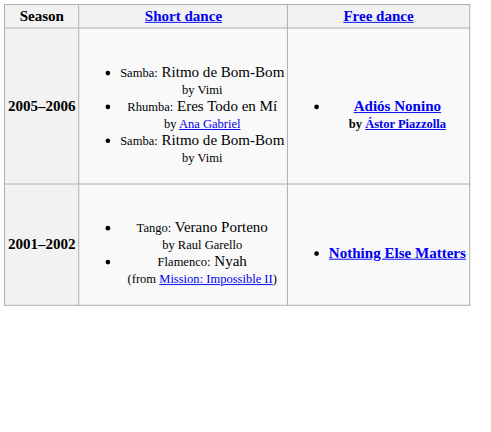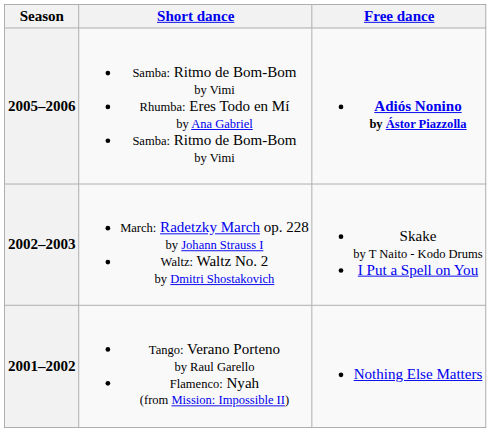+ row: (42, 244)
(379, 253) bold -> (399, 375) normal
